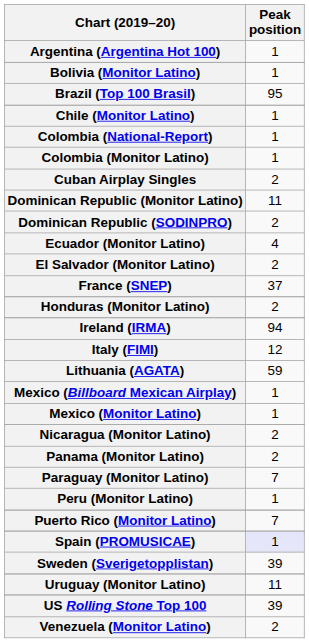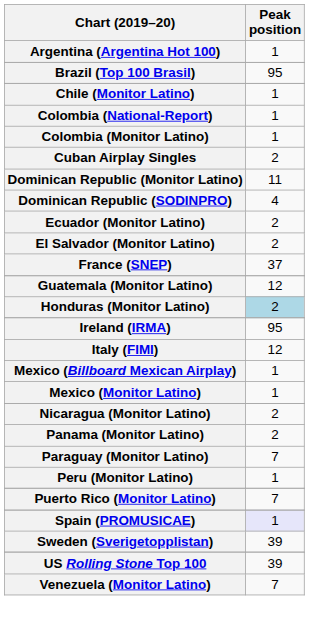- row: (125, 72)
(275, 222) 2 -> (275, 200) 4
(275, 243) 4 -> (275, 222) 2
+ row: (125, 286)
(275, 307) no background -> (275, 307) lightblue background
(275, 328) 94 -> (275, 328) 95
- row: (125, 371)
- row: (125, 584)
(275, 627) 2 -> (275, 584) 7
